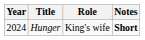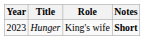(16, 27) 2024 -> (16, 27) 2023
